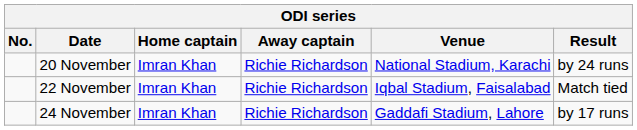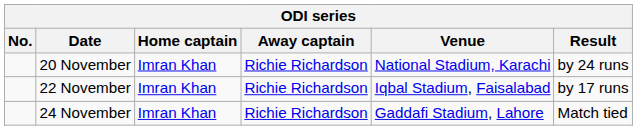(593, 88) Match tied -> (593, 88) by 17 runs
(593, 112) by 17 runs -> (593, 112) Match tied
